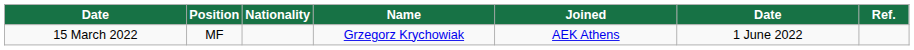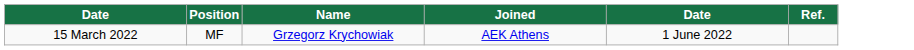- column: (278, 15)
